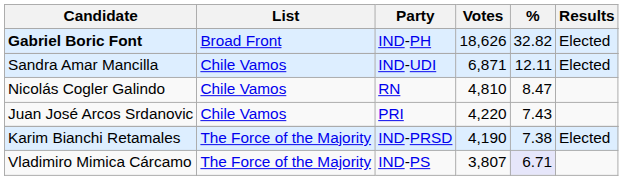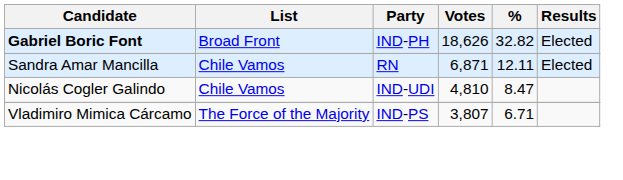(407, 65) IND-UDI -> (388, 65) RN
(389, 89) RN -> (405, 89) IND-UDI
- row: (101, 114)
- row: (94, 138)
(537, 162) lavender background -> (519, 114) no background
